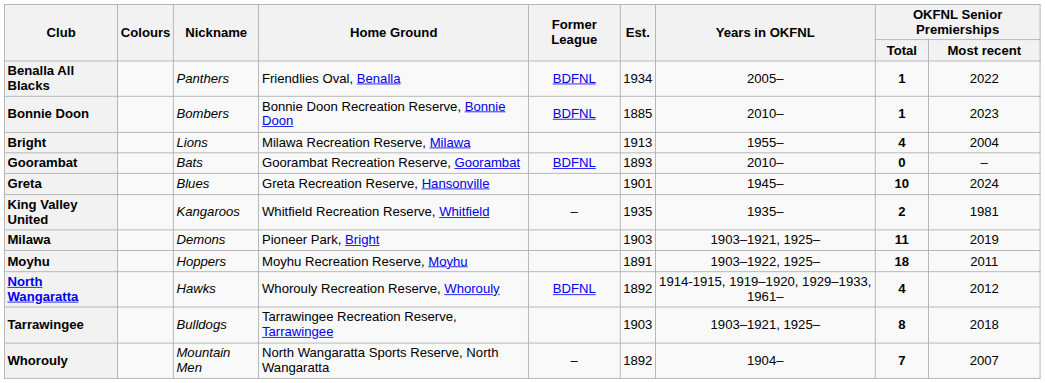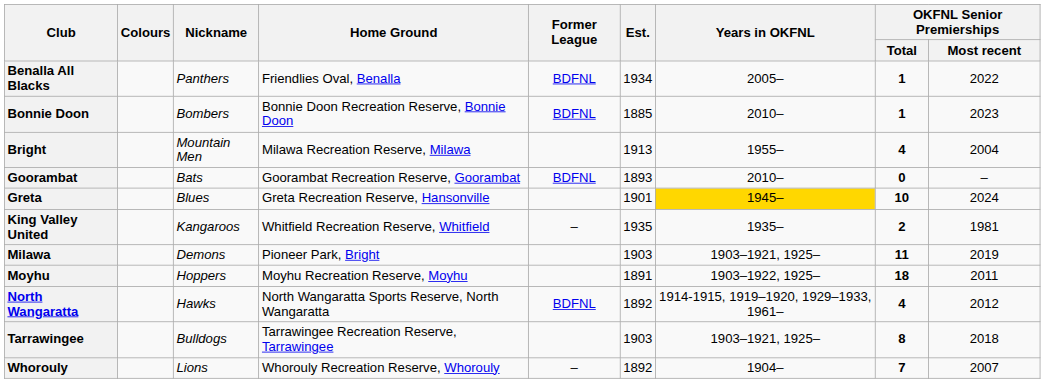(192, 142) Lions -> (203, 149) Mountain Men
(765, 184) no background -> (765, 198) gold background
(381, 289) Whorouly Recreation Reserve, Whorouly -> (380, 304) North Wangaratta Sports Reserve, North Wangaratta
(203, 360) Mountain Men -> (192, 367) Lions
(380, 360) North Wangaratta Sports Reserve, North Wangaratta -> (381, 367) Whorouly Recreation Reserve, Whorouly
